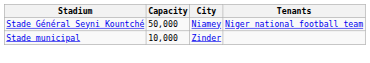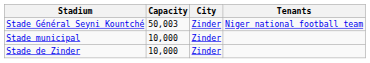(163, 24) 50,000 -> (163, 24) 50,003
(206, 24) Niamey -> (206, 24) Zinder
+ row: (43, 51)
